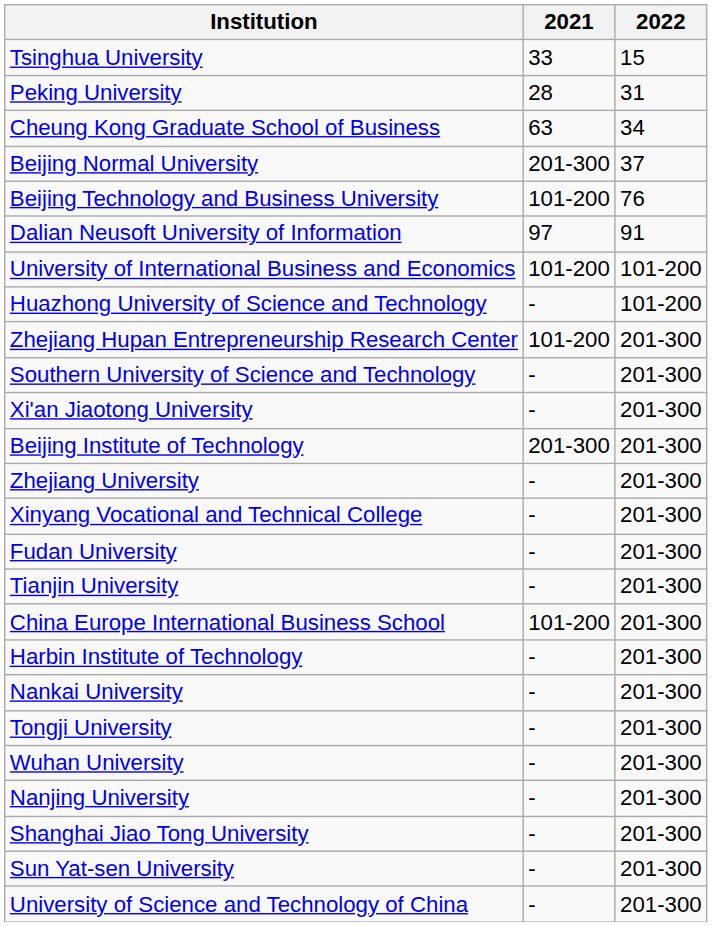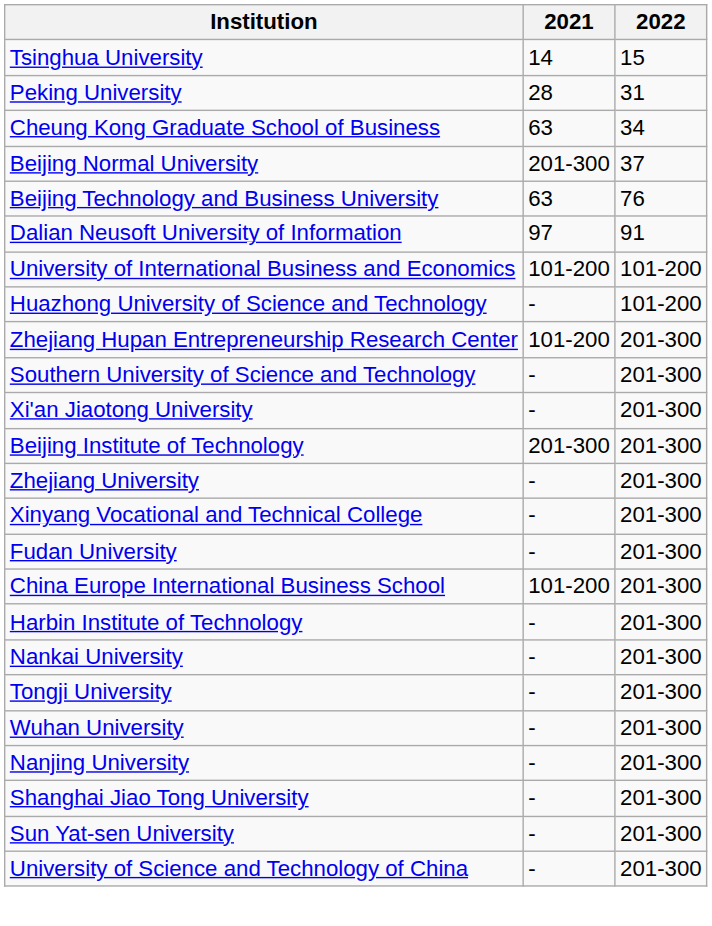(541, 57) 33 -> (541, 57) 14
(569, 198) 101-200 -> (541, 198) 63
- row: (94, 586)
